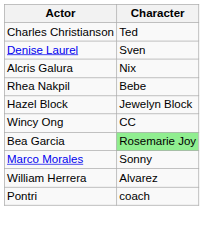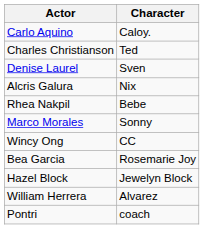+ row: (40, 31)
rows swapped: (45, 159) <-> (37, 104)
(158, 141) lightgreen background -> (158, 159) no background
